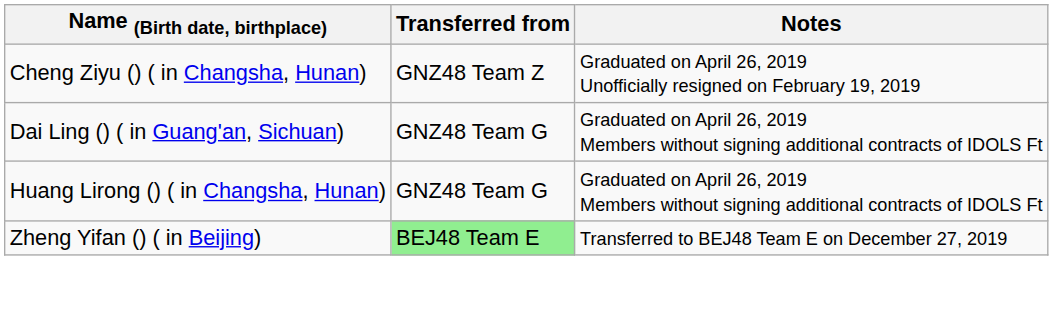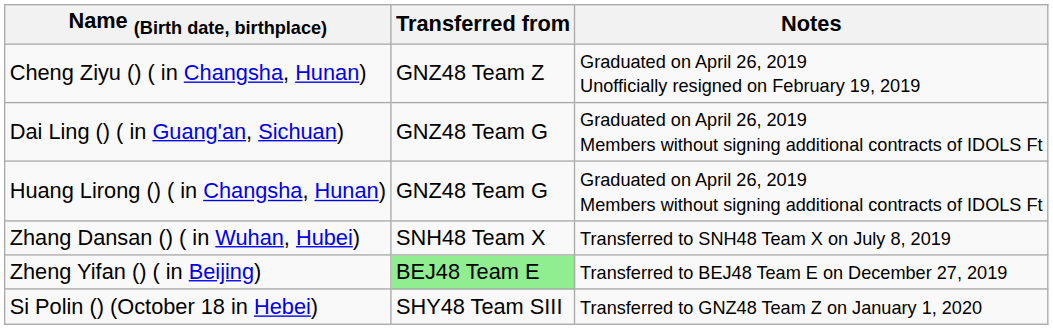+ row: (185, 237)
+ row: (164, 306)
